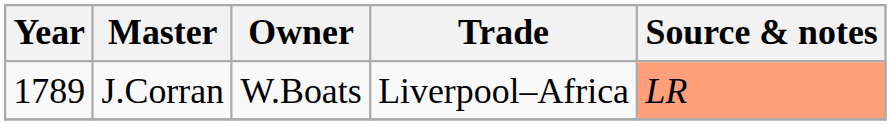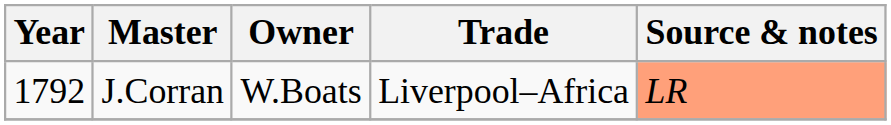(49, 89) 1789 -> (49, 89) 1792
